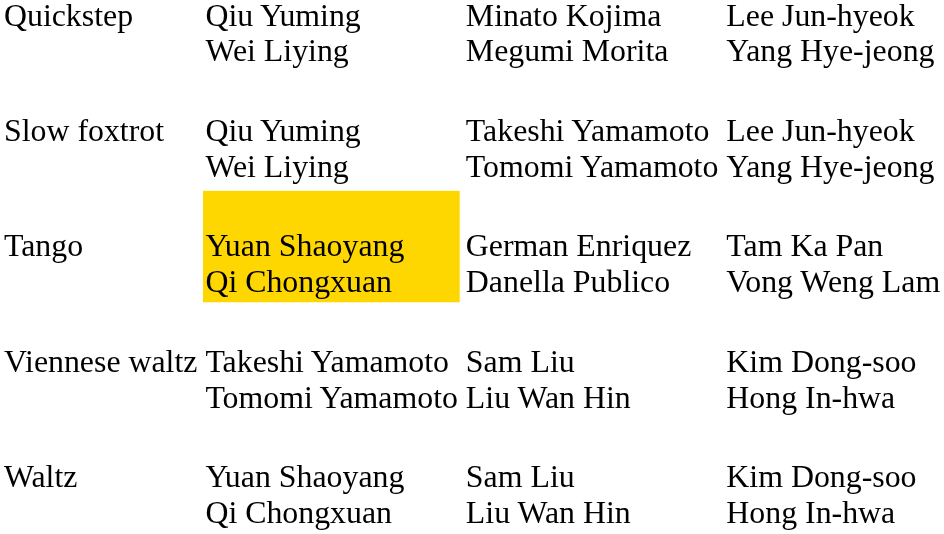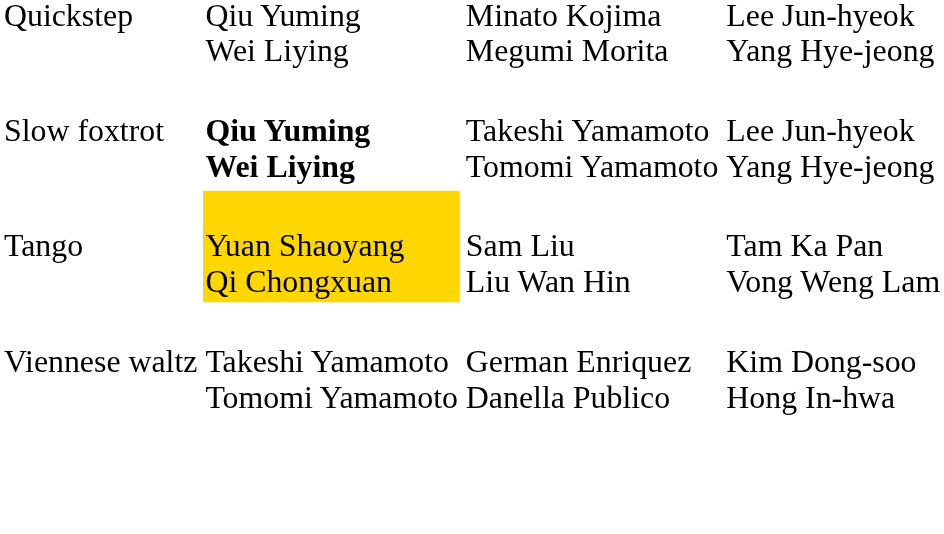(283, 148) normal -> (288, 148) bold
(579, 263) German Enriquez Danella Publico -> (548, 263) Sam Liu Liu Wan Hin
(548, 379) Sam Liu Liu Wan Hin -> (579, 379) German Enriquez Danella Publico
- row: (41, 476)
